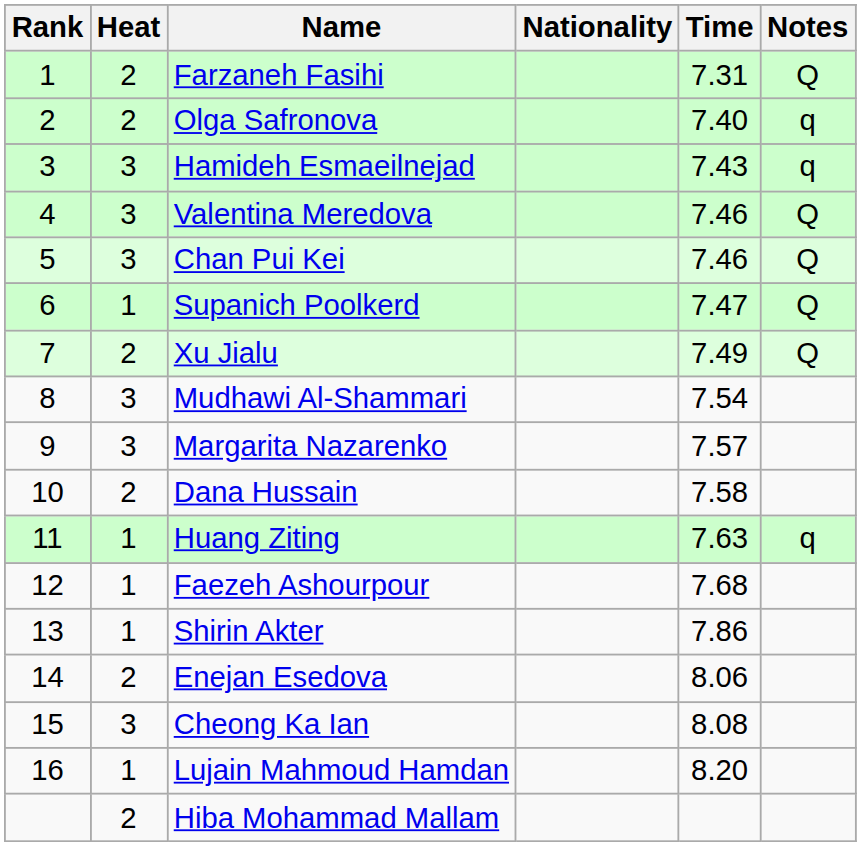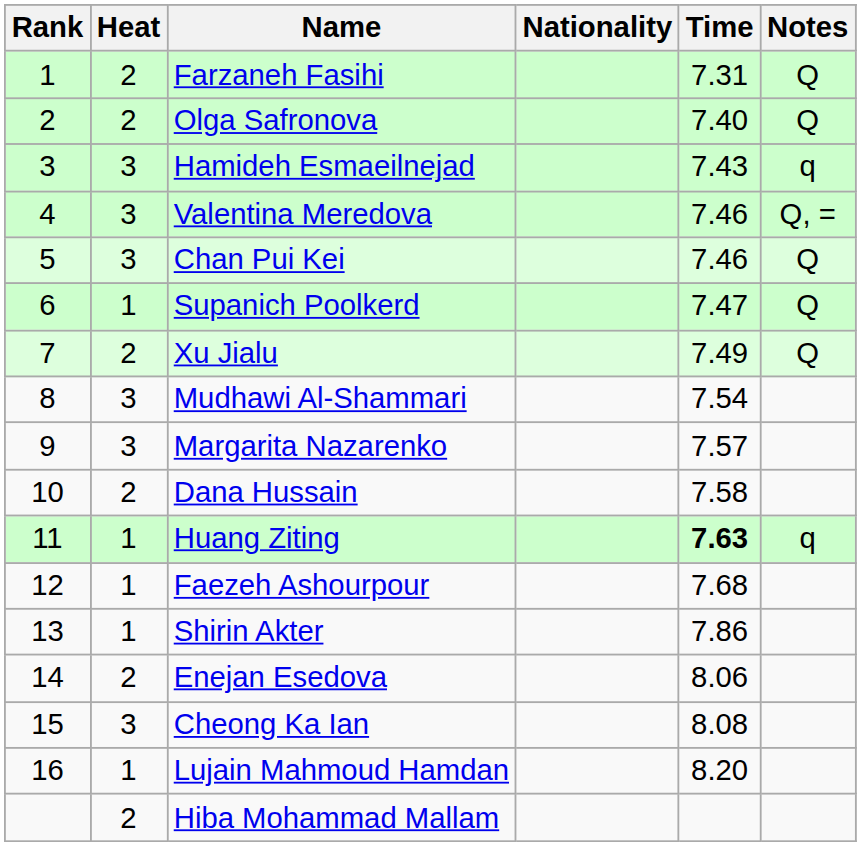(808, 120) q -> (808, 120) Q
(808, 213) Q -> (808, 213) Q, =
(720, 538) normal -> (720, 538) bold
